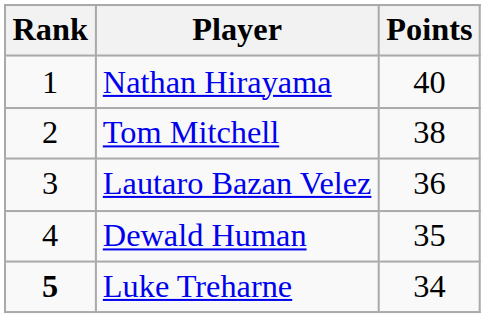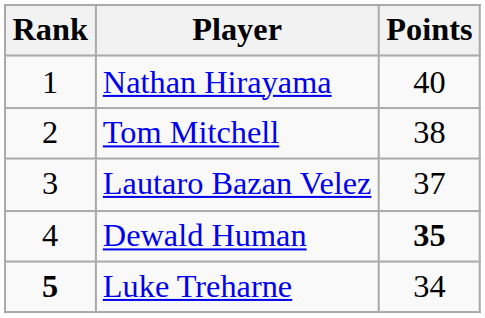(429, 183) 36 -> (429, 183) 37
(429, 235) normal -> (429, 235) bold
